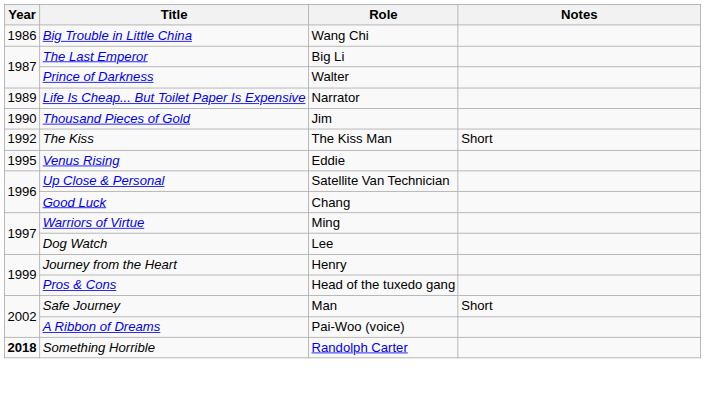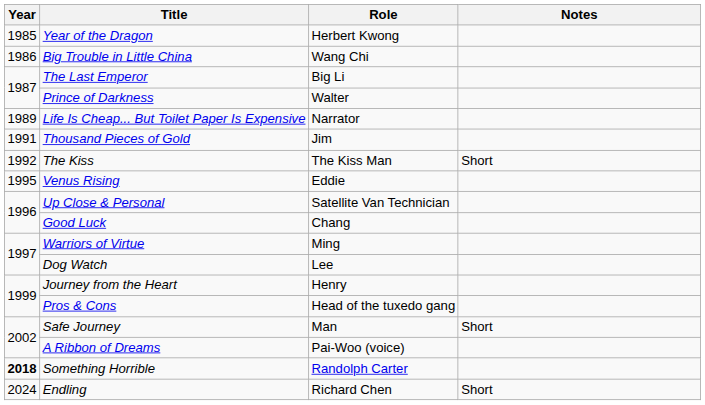+ row: (98, 35)
(22, 118) 1990 -> (22, 139) 1991
+ row: (65, 389)
